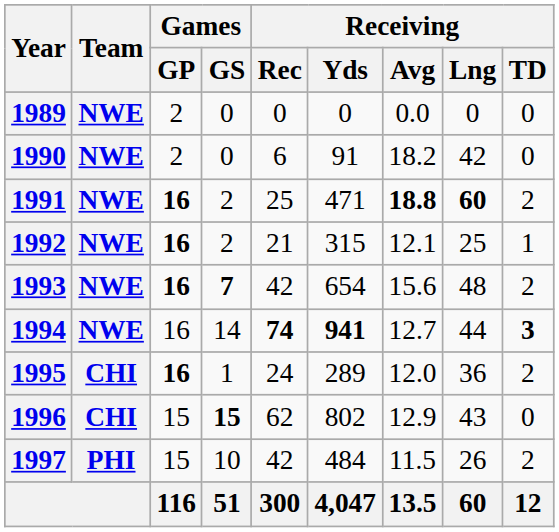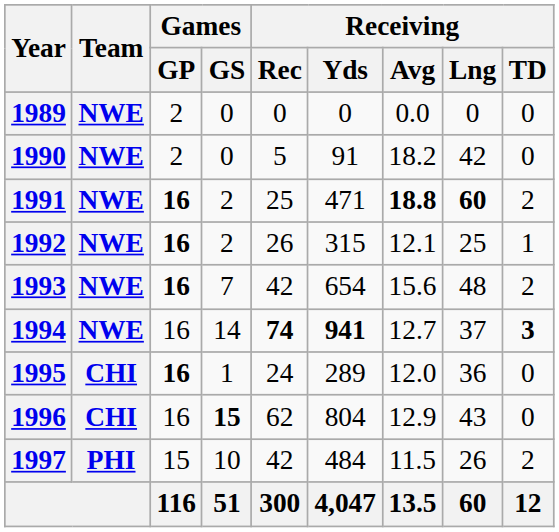(280, 156) 6 -> (280, 156) 5
(280, 243) 21 -> (280, 243) 26
(227, 286) bold -> (227, 286) normal
(473, 329) 44 -> (473, 329) 37
(528, 373) 2 -> (528, 373) 0
(176, 416) 15 -> (176, 416) 16
(345, 416) 802 -> (345, 416) 804
